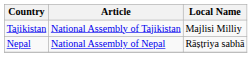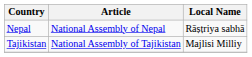rows swapped: (26, 28) <-> (19, 44)
